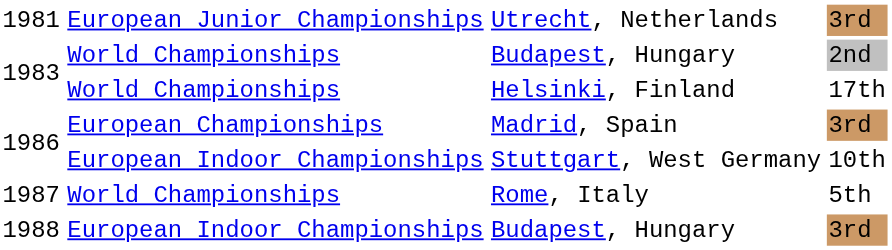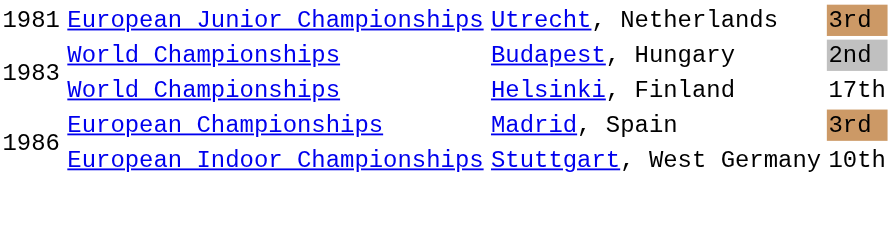- row: (570, 195)
- row: (613, 230)
